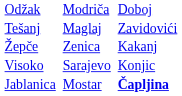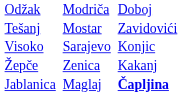(82, 28) Maglaj -> (82, 28) Mostar
rows swapped: (21, 47) <-> (24, 66)
(82, 85) Mostar -> (82, 85) Maglaj
